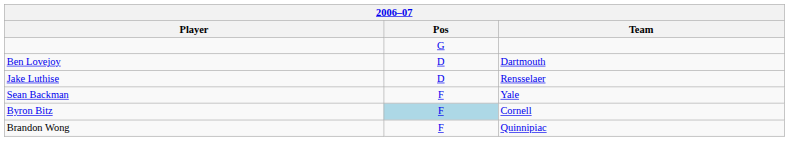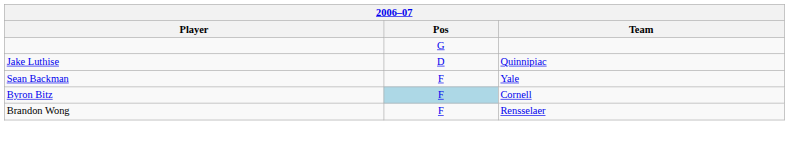- row: (34, 62)
(523, 78) Rensselaer -> (524, 62) Quinnipiac
(524, 128) Quinnipiac -> (523, 111) Rensselaer
